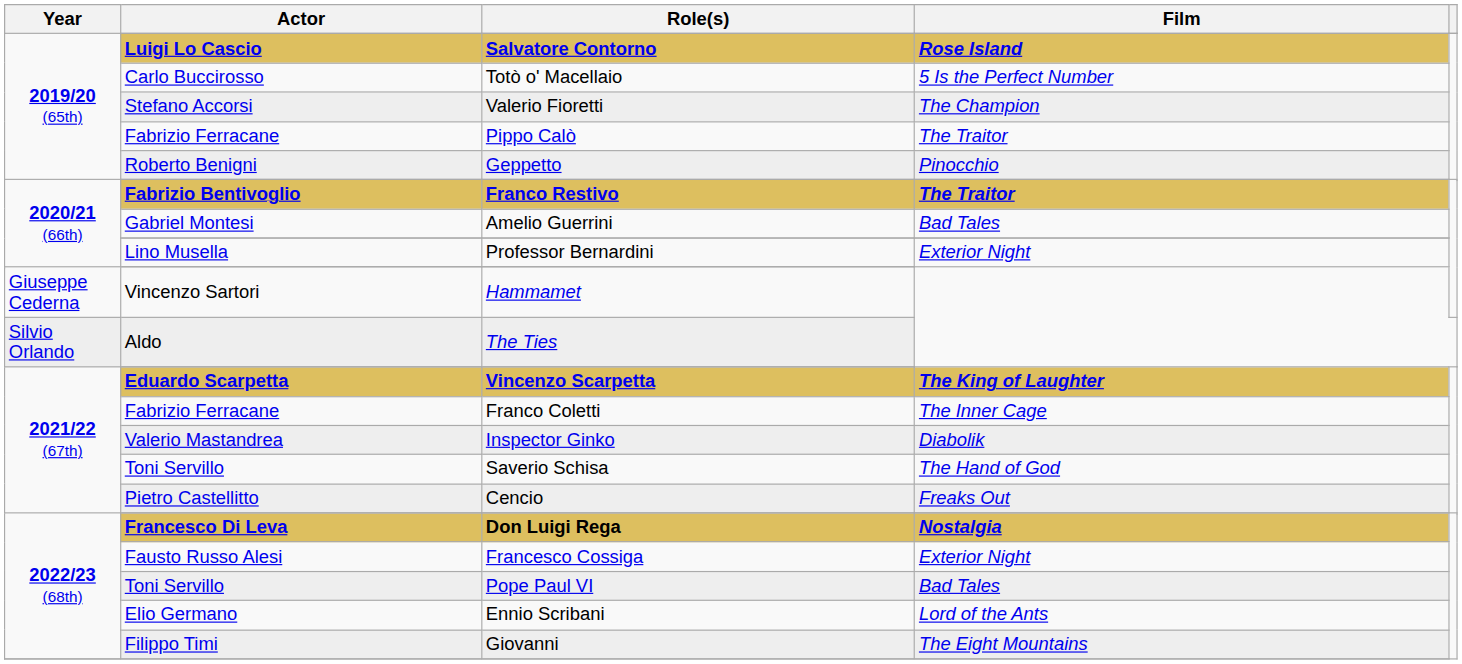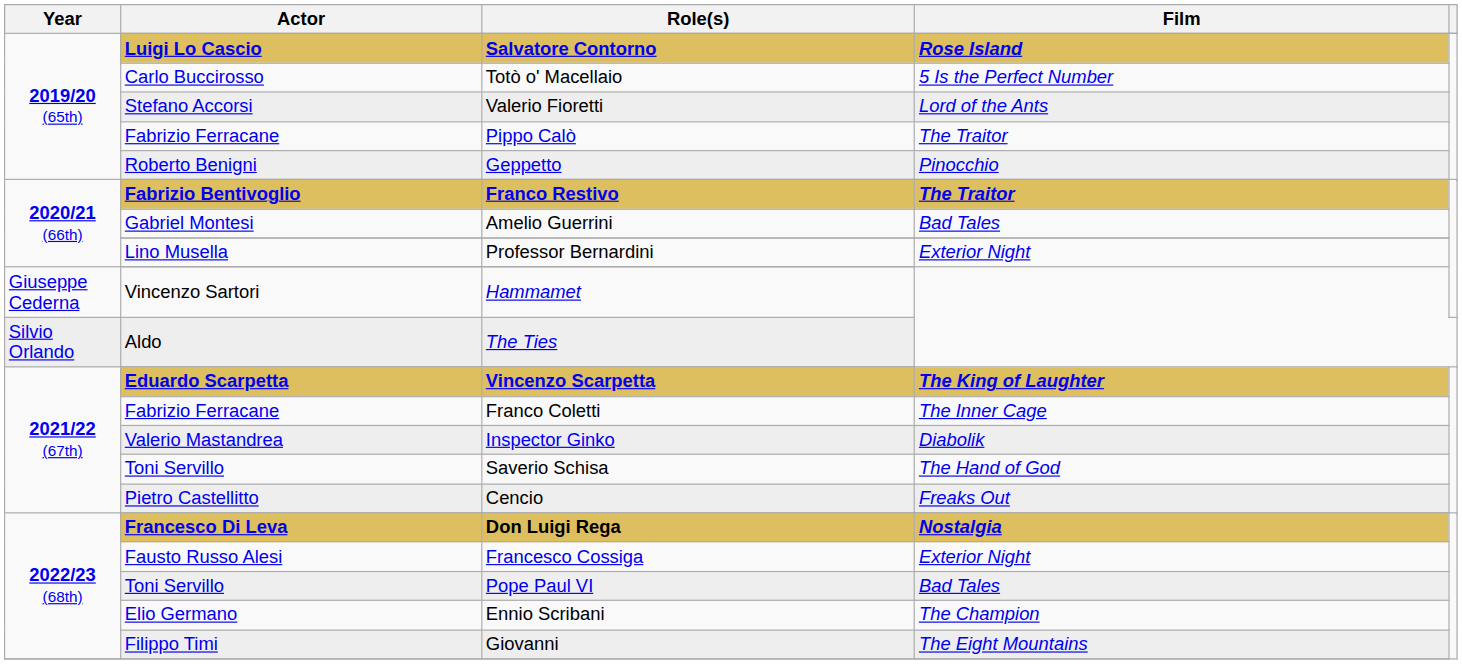(979, 106) The Champion -> (984, 106) Lord of the Ants
(984, 614) Lord of the Ants -> (979, 614) The Champion
